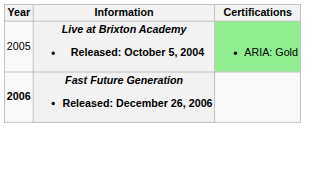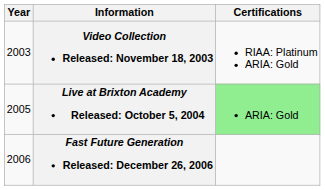+ row: (124, 47)
(19, 97) bold -> (19, 159) normal
